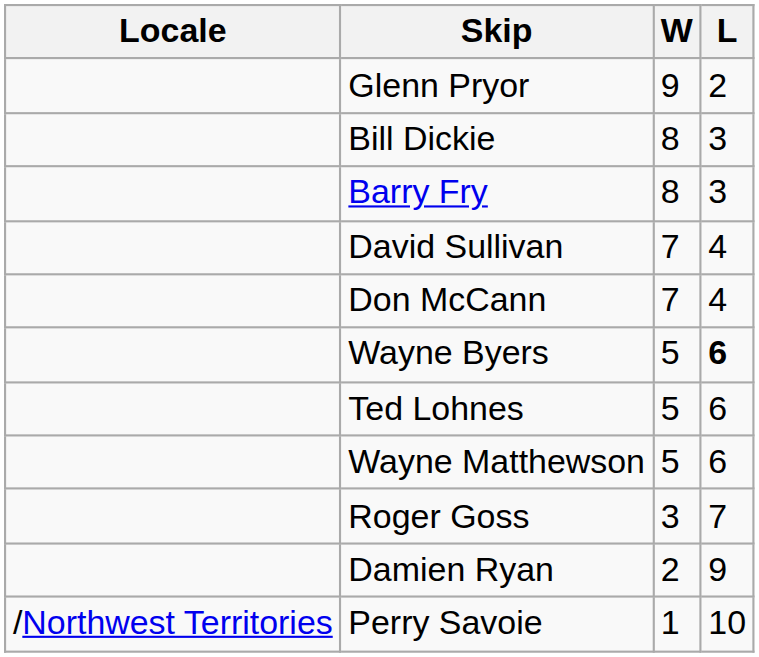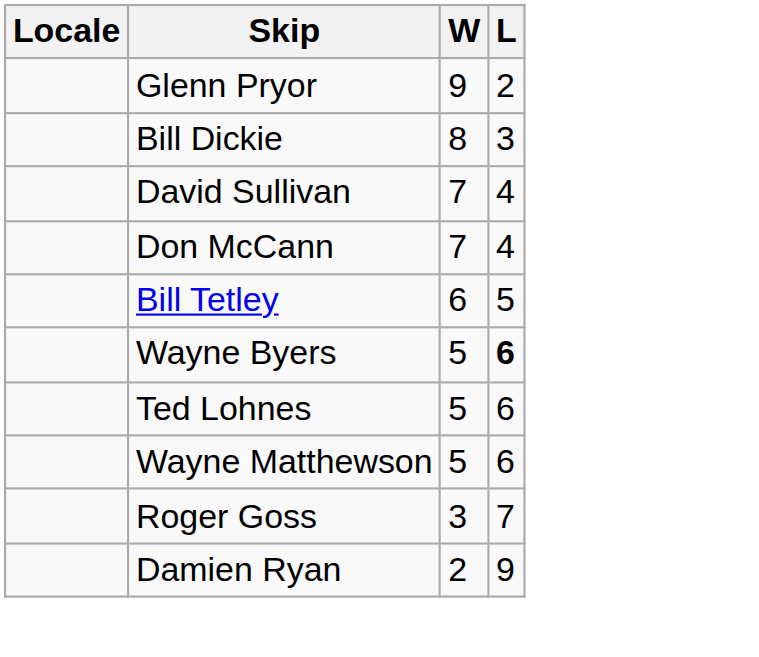- row: (418, 192)
+ row: (207, 300)
- row: (445, 623)
